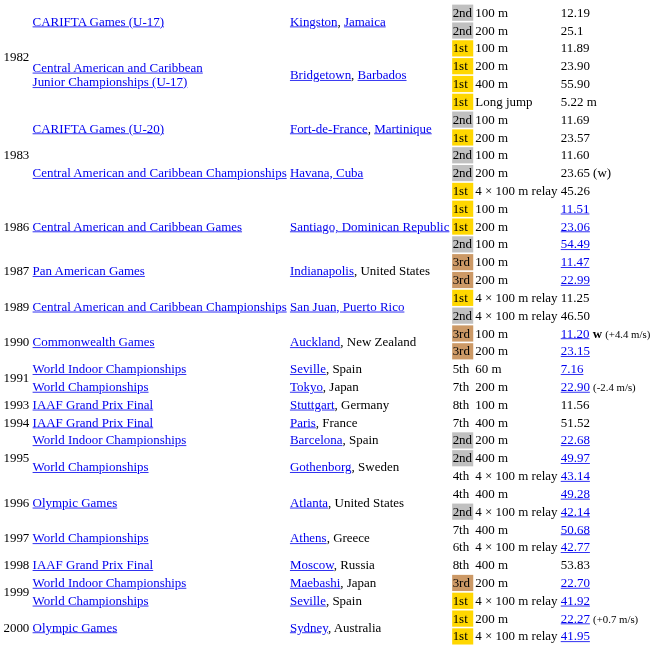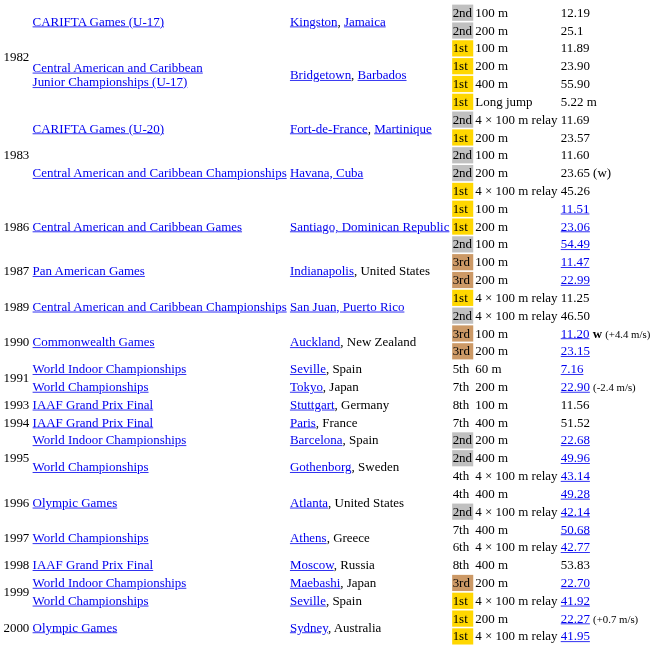(492, 119) 100 m -> (516, 119) 4 × 100 m relay
(575, 458) 49.97 -> (575, 458) 49.96
